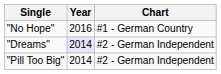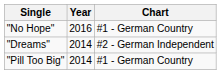(81, 45) lavender background -> (81, 45) no background
(155, 61) #2 - German Independent -> (145, 61) #1 - German Country
